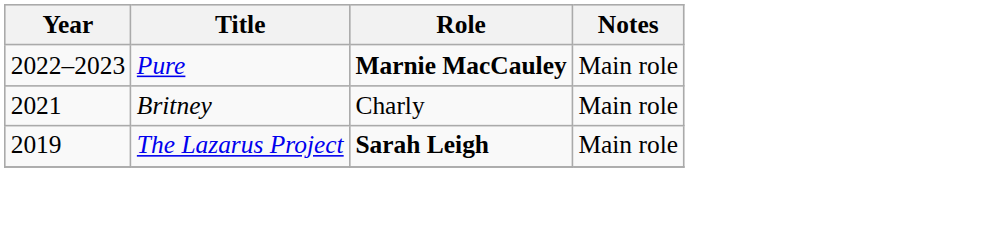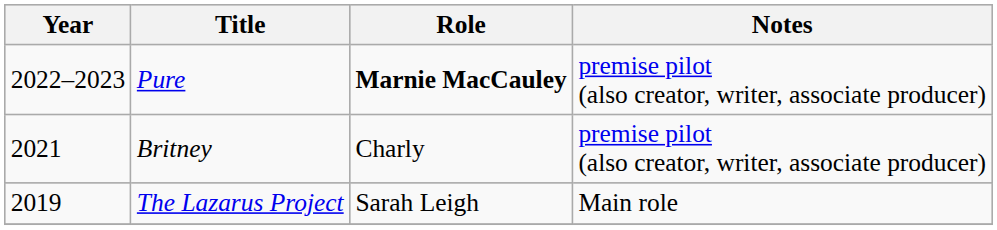(628, 65) Main role -> (782, 79) premise pilot (also creator, writer, associate producer)
(628, 105) Main role -> (782, 148) premise pilot (also creator, writer, associate producer)
(422, 145) bold -> (417, 202) normal
